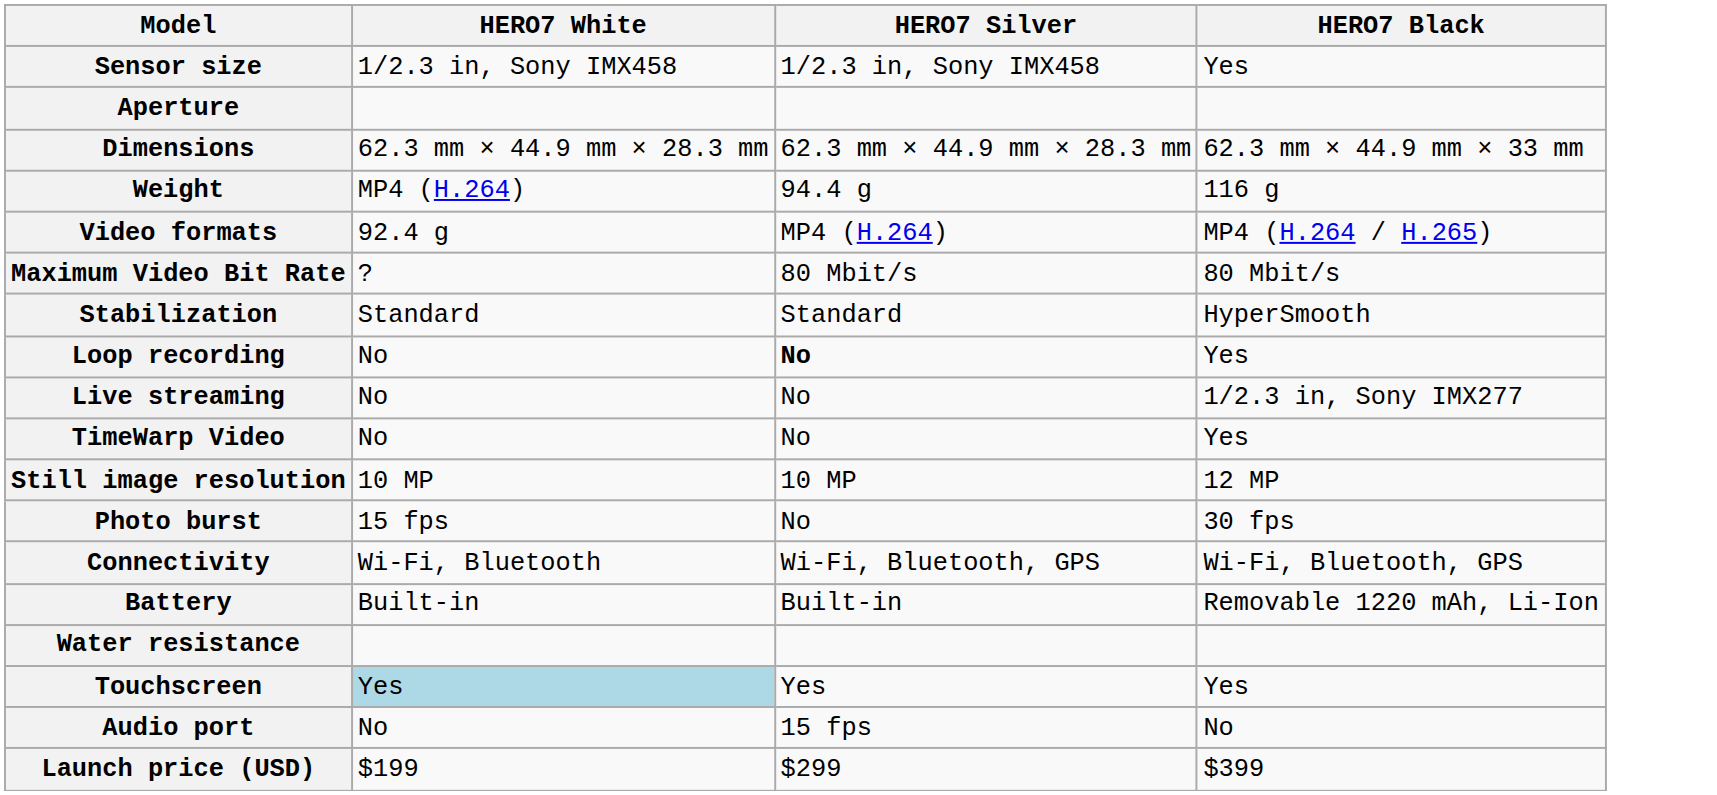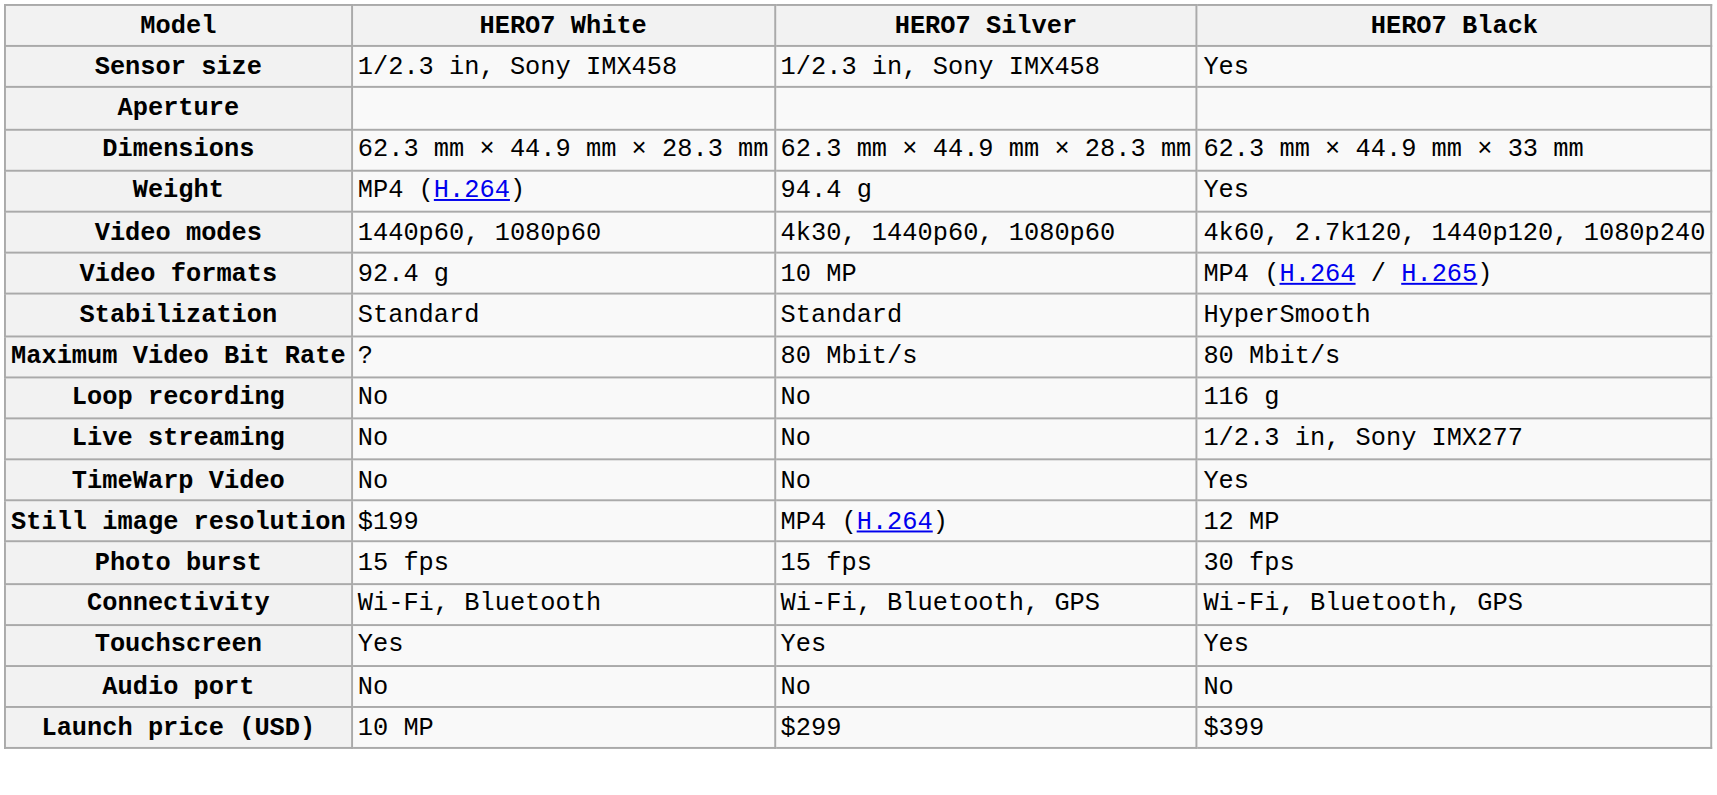(1241, 191) 116 g -> (1226, 191) Yes
+ row: (178, 232)
(864, 232) MP4 (H.264) -> (819, 274) 10 MP
rows swapped: (178, 274) <-> (178, 315)
(796, 356) bold -> (796, 397) normal
(1226, 356) Yes -> (1241, 397) 116 g
(396, 480) 10 MP -> (388, 521) $199
(819, 480) 10 MP -> (864, 521) MP4 (H.264)
(796, 521) No -> (826, 563) 15 fps
- row: (178, 604)
- row: (178, 645)
(381, 687) lightblue background -> (381, 645) no background
(826, 728) 15 fps -> (796, 687) No
(388, 769) $199 -> (396, 728) 10 MP
